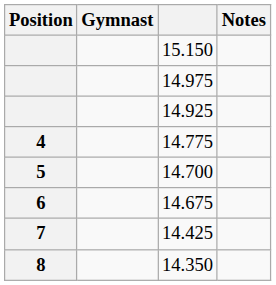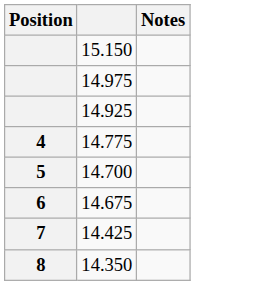- column: (117, 19)
